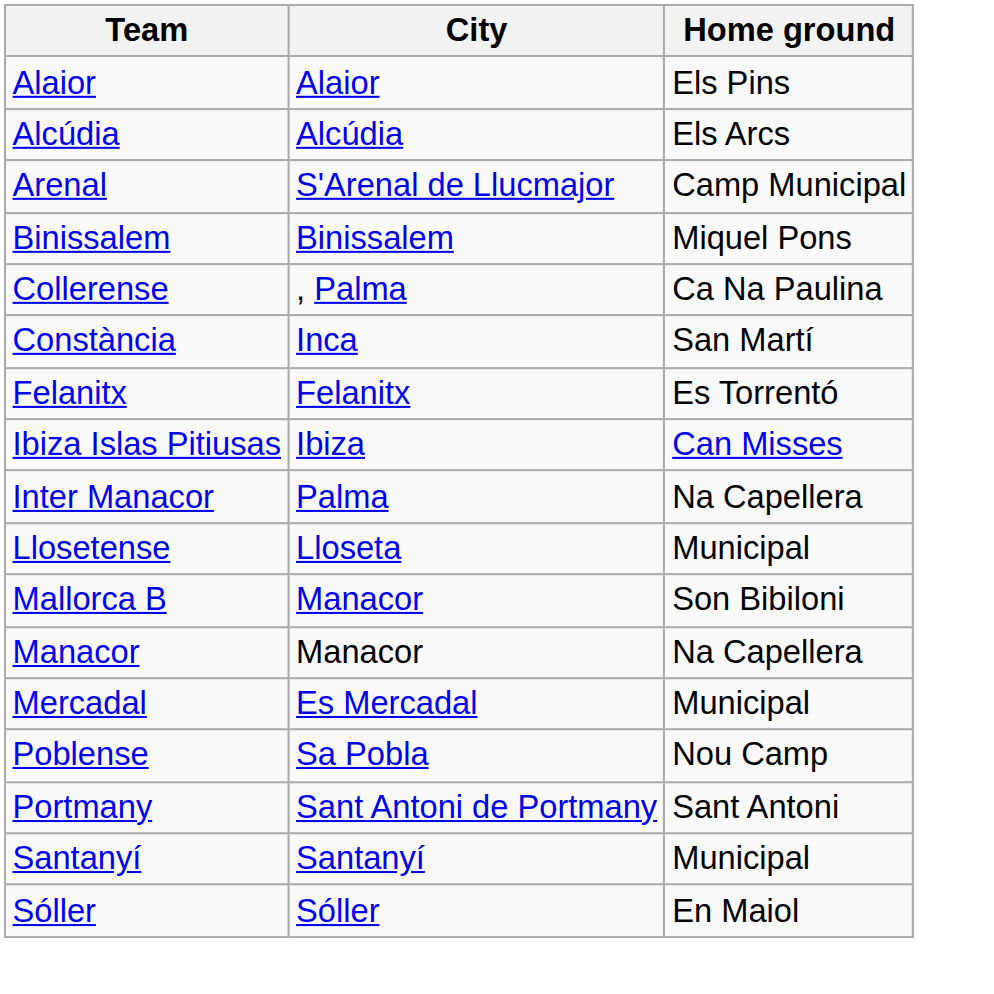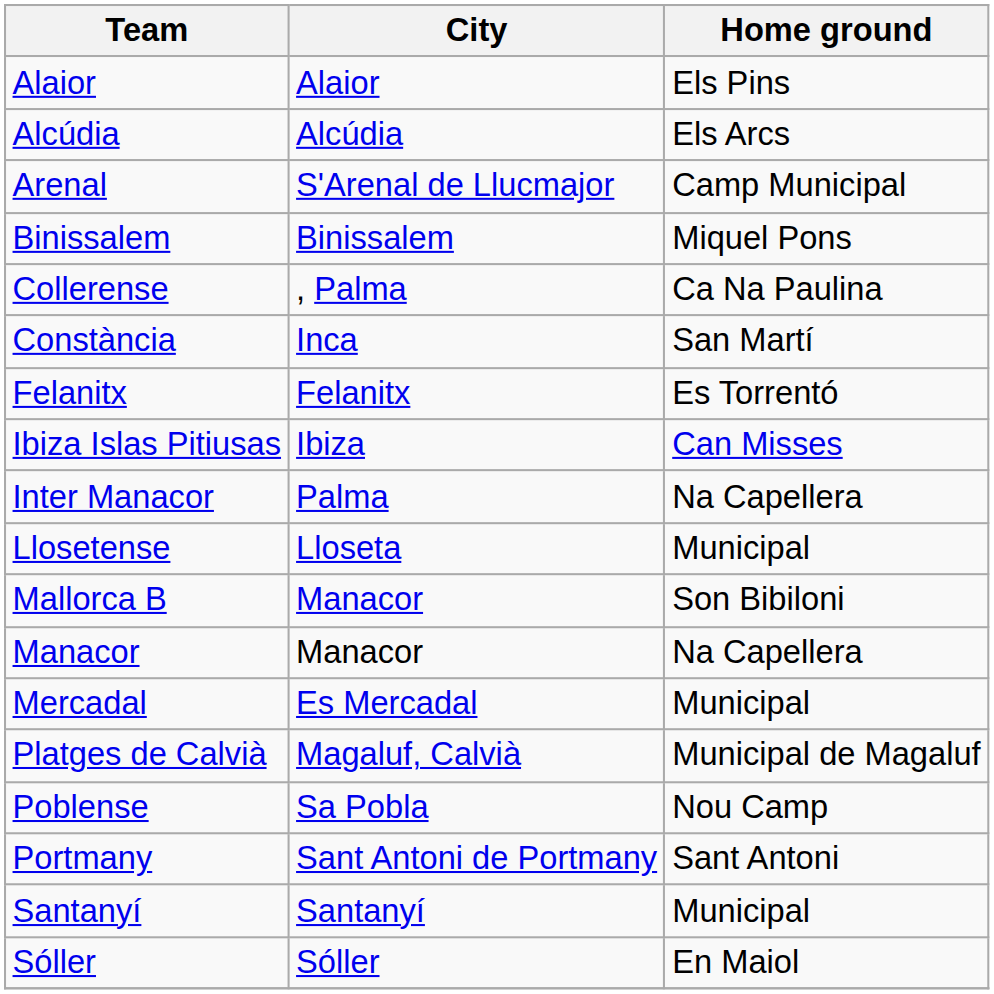+ row: (140, 755)
